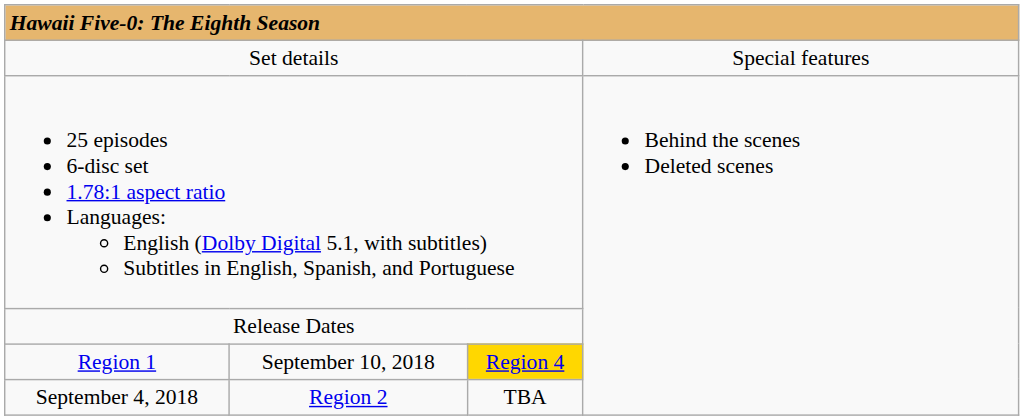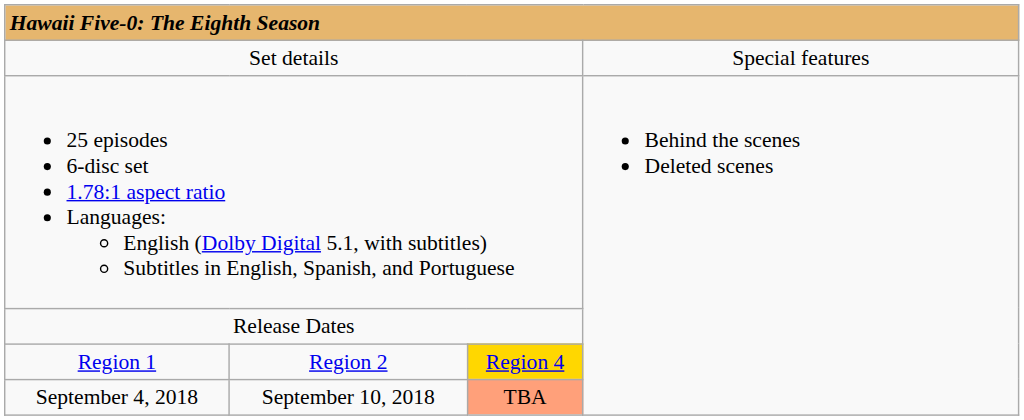(348, 361) September 10, 2018 -> (348, 361) Region 2
(348, 396) Region 2 -> (348, 396) September 10, 2018
(525, 396) no background -> (525, 396) lightsalmon background
